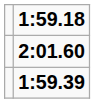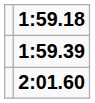rows swapped: (52, 82) <-> (52, 51)
